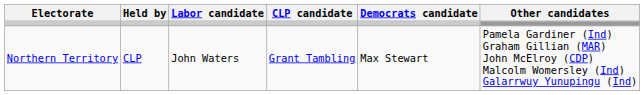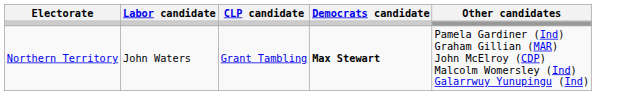- column: (145, 13)
(394, 58) normal -> (346, 58) bold
